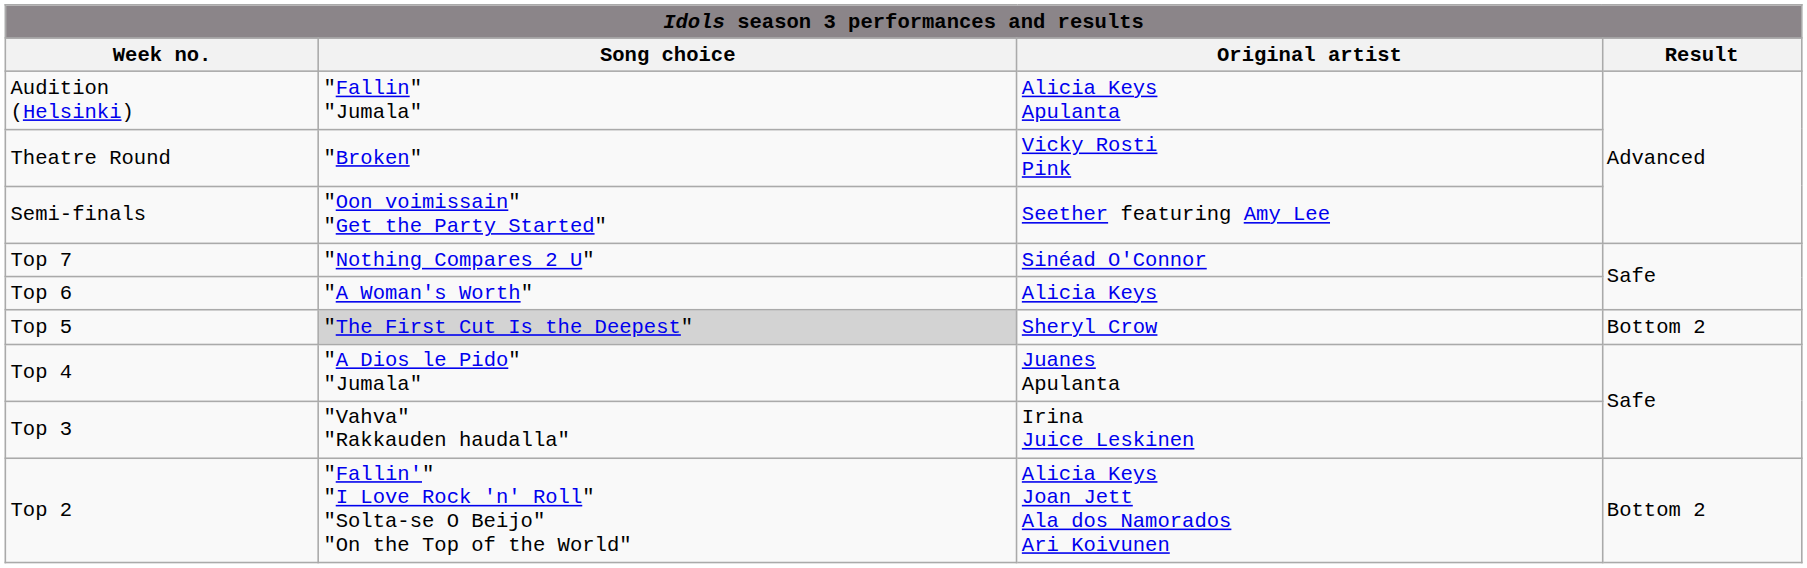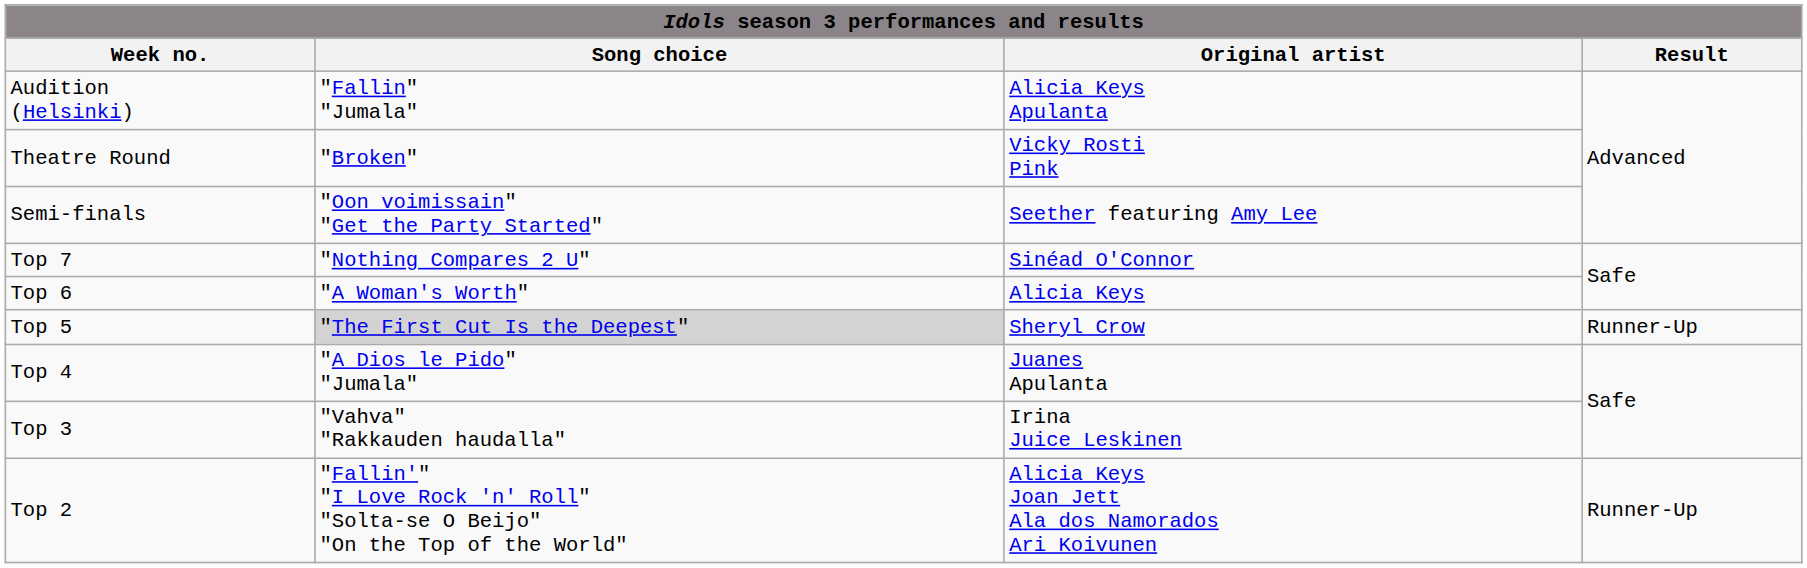(1656, 327) Bottom 2 -> (1642, 327) Runner-Up
(1656, 510) Bottom 2 -> (1642, 510) Runner-Up
